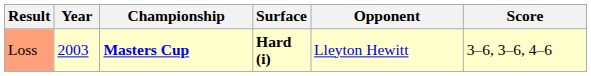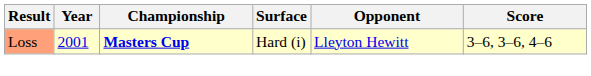(73, 50) 2003 -> (73, 41) 2001
(274, 50) bold -> (281, 41) normal
